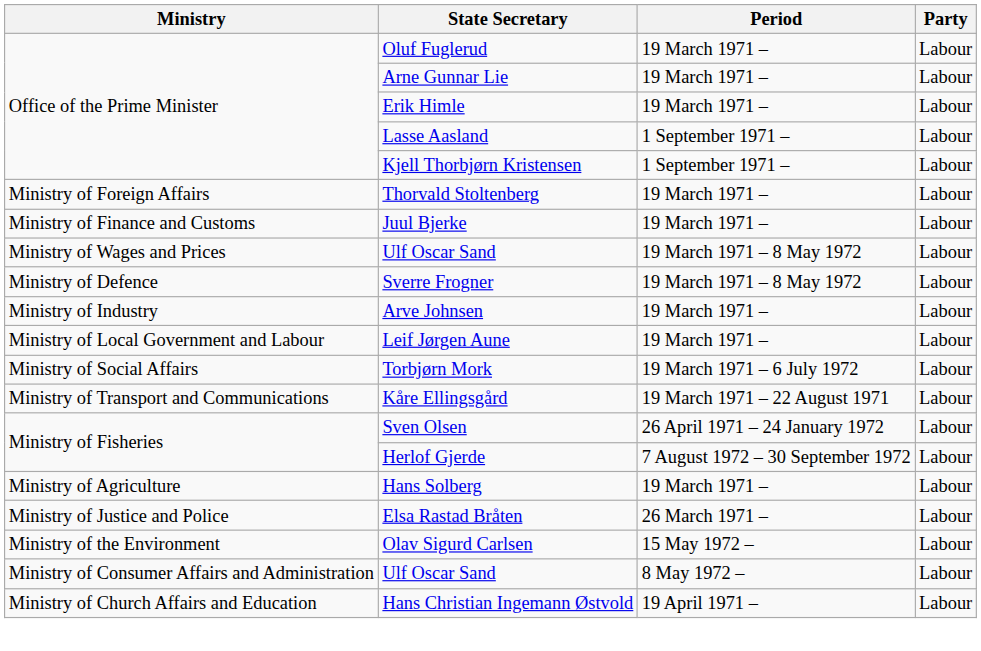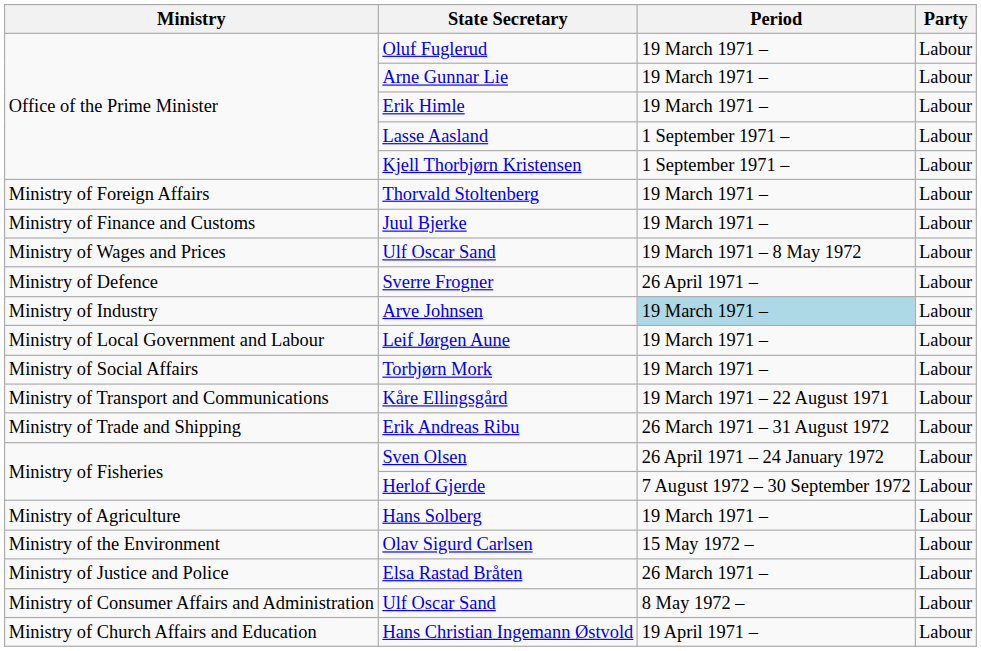(752, 281) 19 March 1971 – 8 May 1972 -> (700, 281) 26 April 1971 –
(705, 310) no background -> (705, 310) lightblue background
(750, 369) 19 March 1971 – 6 July 1972 -> (705, 369) 19 March 1971 –
+ row: (125, 427)
rows swapped: (114, 544) <-> (119, 515)
